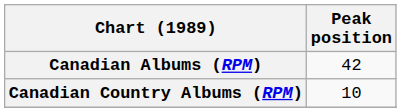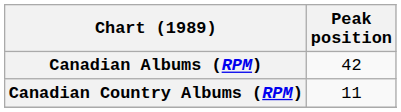(351, 93) 10 -> (351, 93) 11
